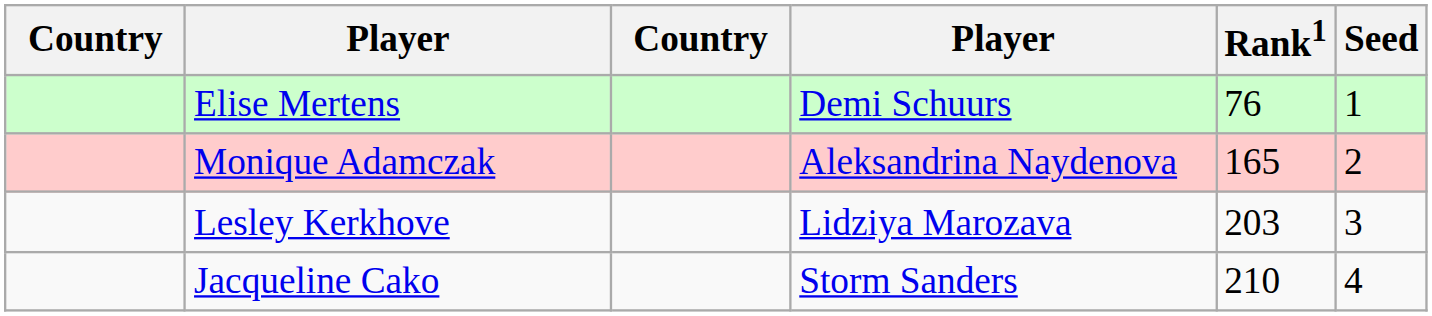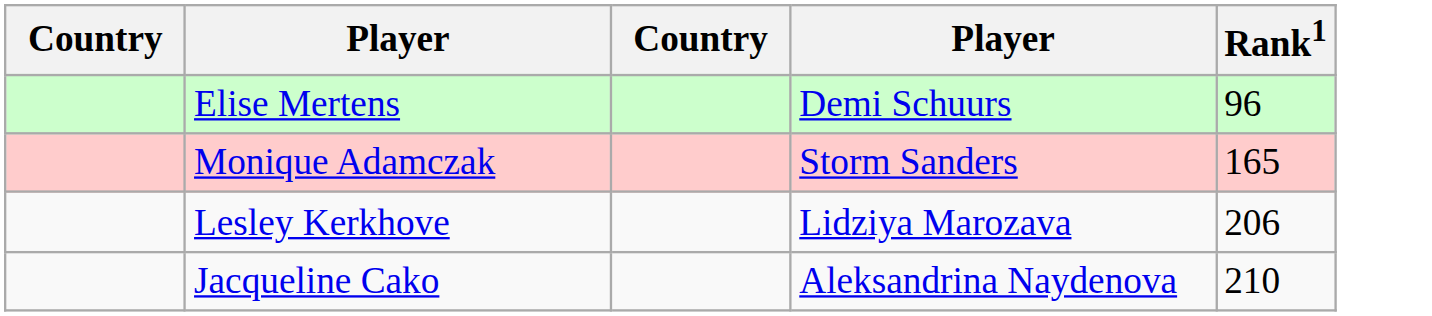- column: (1381, 39)
(1243, 103) 76 -> (1243, 103) 96
(988, 162) Aleksandrina Naydenova -> (909, 162) Storm Sanders
(1252, 221) 203 -> (1252, 221) 206
(909, 280) Storm Sanders -> (988, 280) Aleksandrina Naydenova
